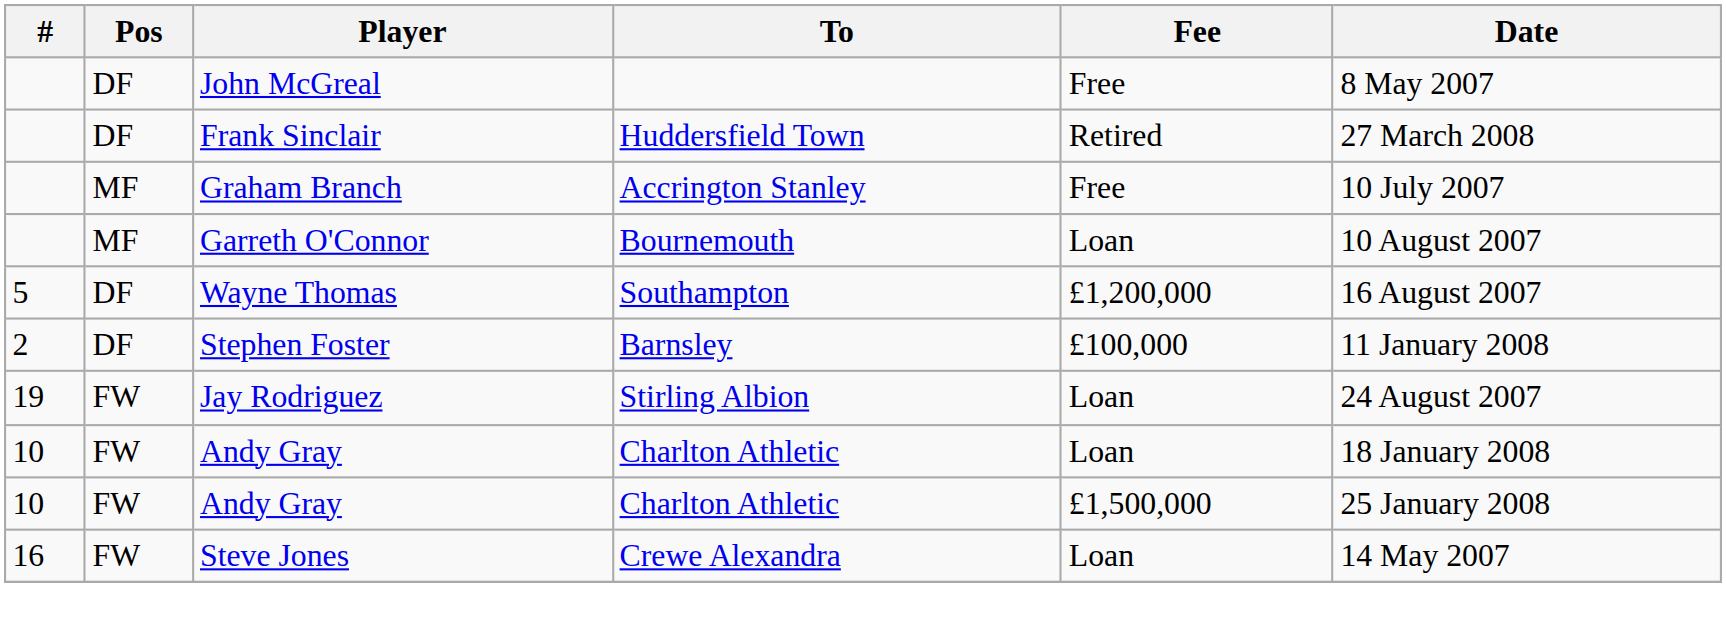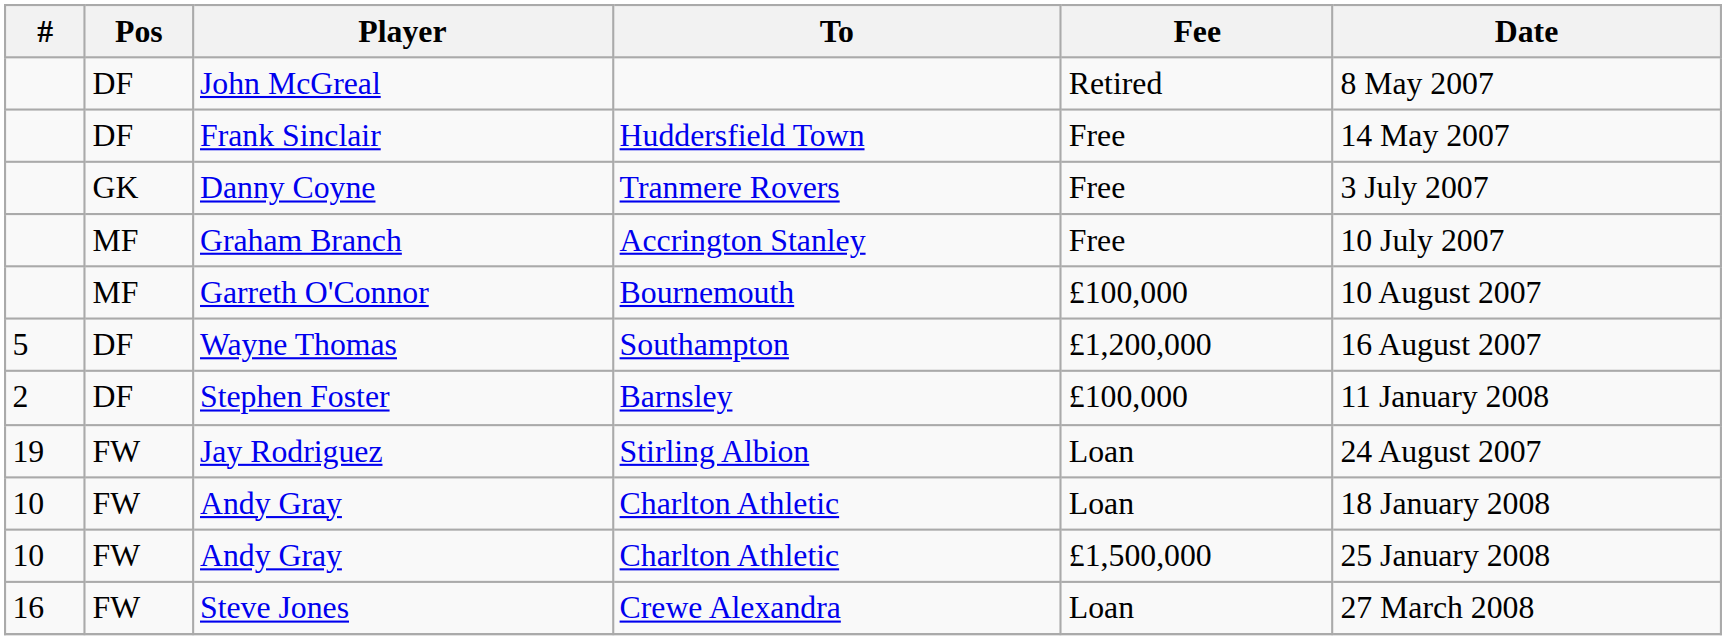(1097, 83) Free -> (1116, 83) Retired
(1116, 135) Retired -> (1097, 135) Free
(1437, 135) 27 March 2008 -> (1425, 135) 14 May 2007
+ row: (288, 188)
(1101, 240) Loan -> (1128, 292) £100,000
(1425, 554) 14 May 2007 -> (1437, 607) 27 March 2008
